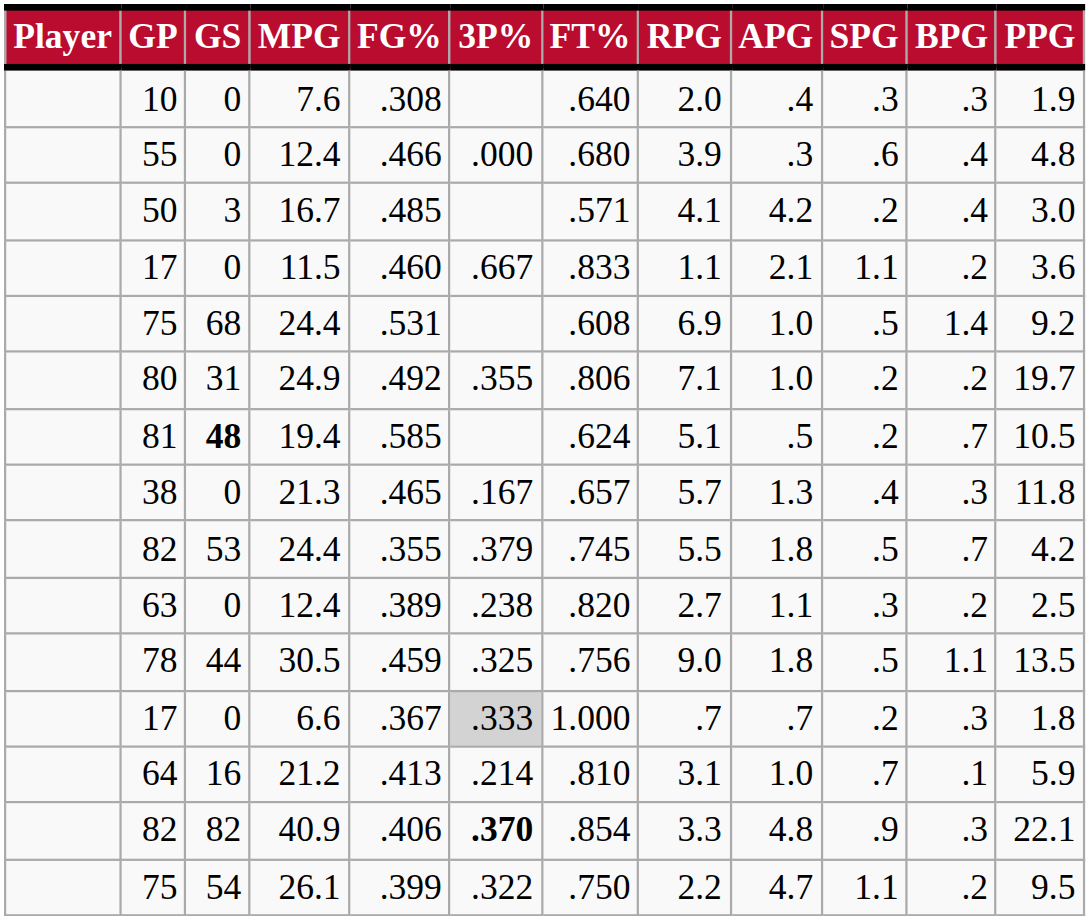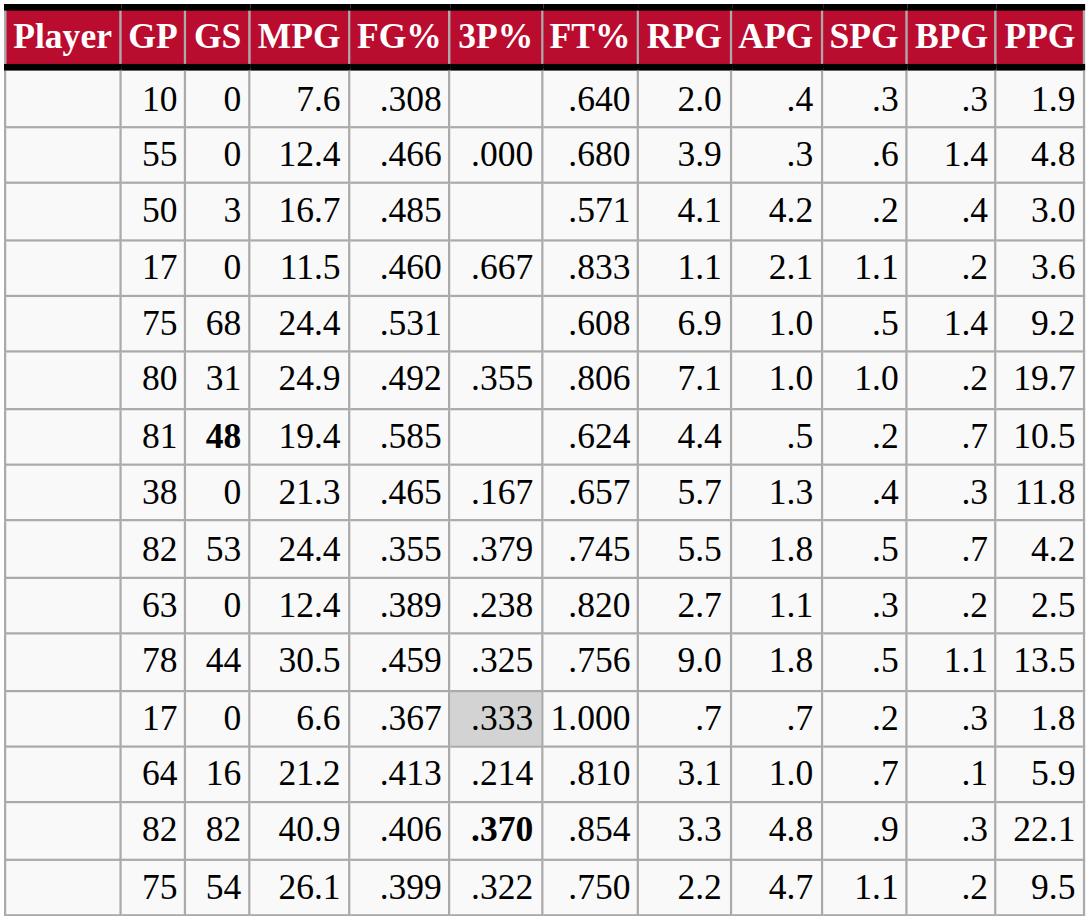(975, 154) .4 -> (966, 154) 1.4
(885, 379) .2 -> (876, 379) 1.0
(700, 435) 5.1 -> (700, 435) 4.4
